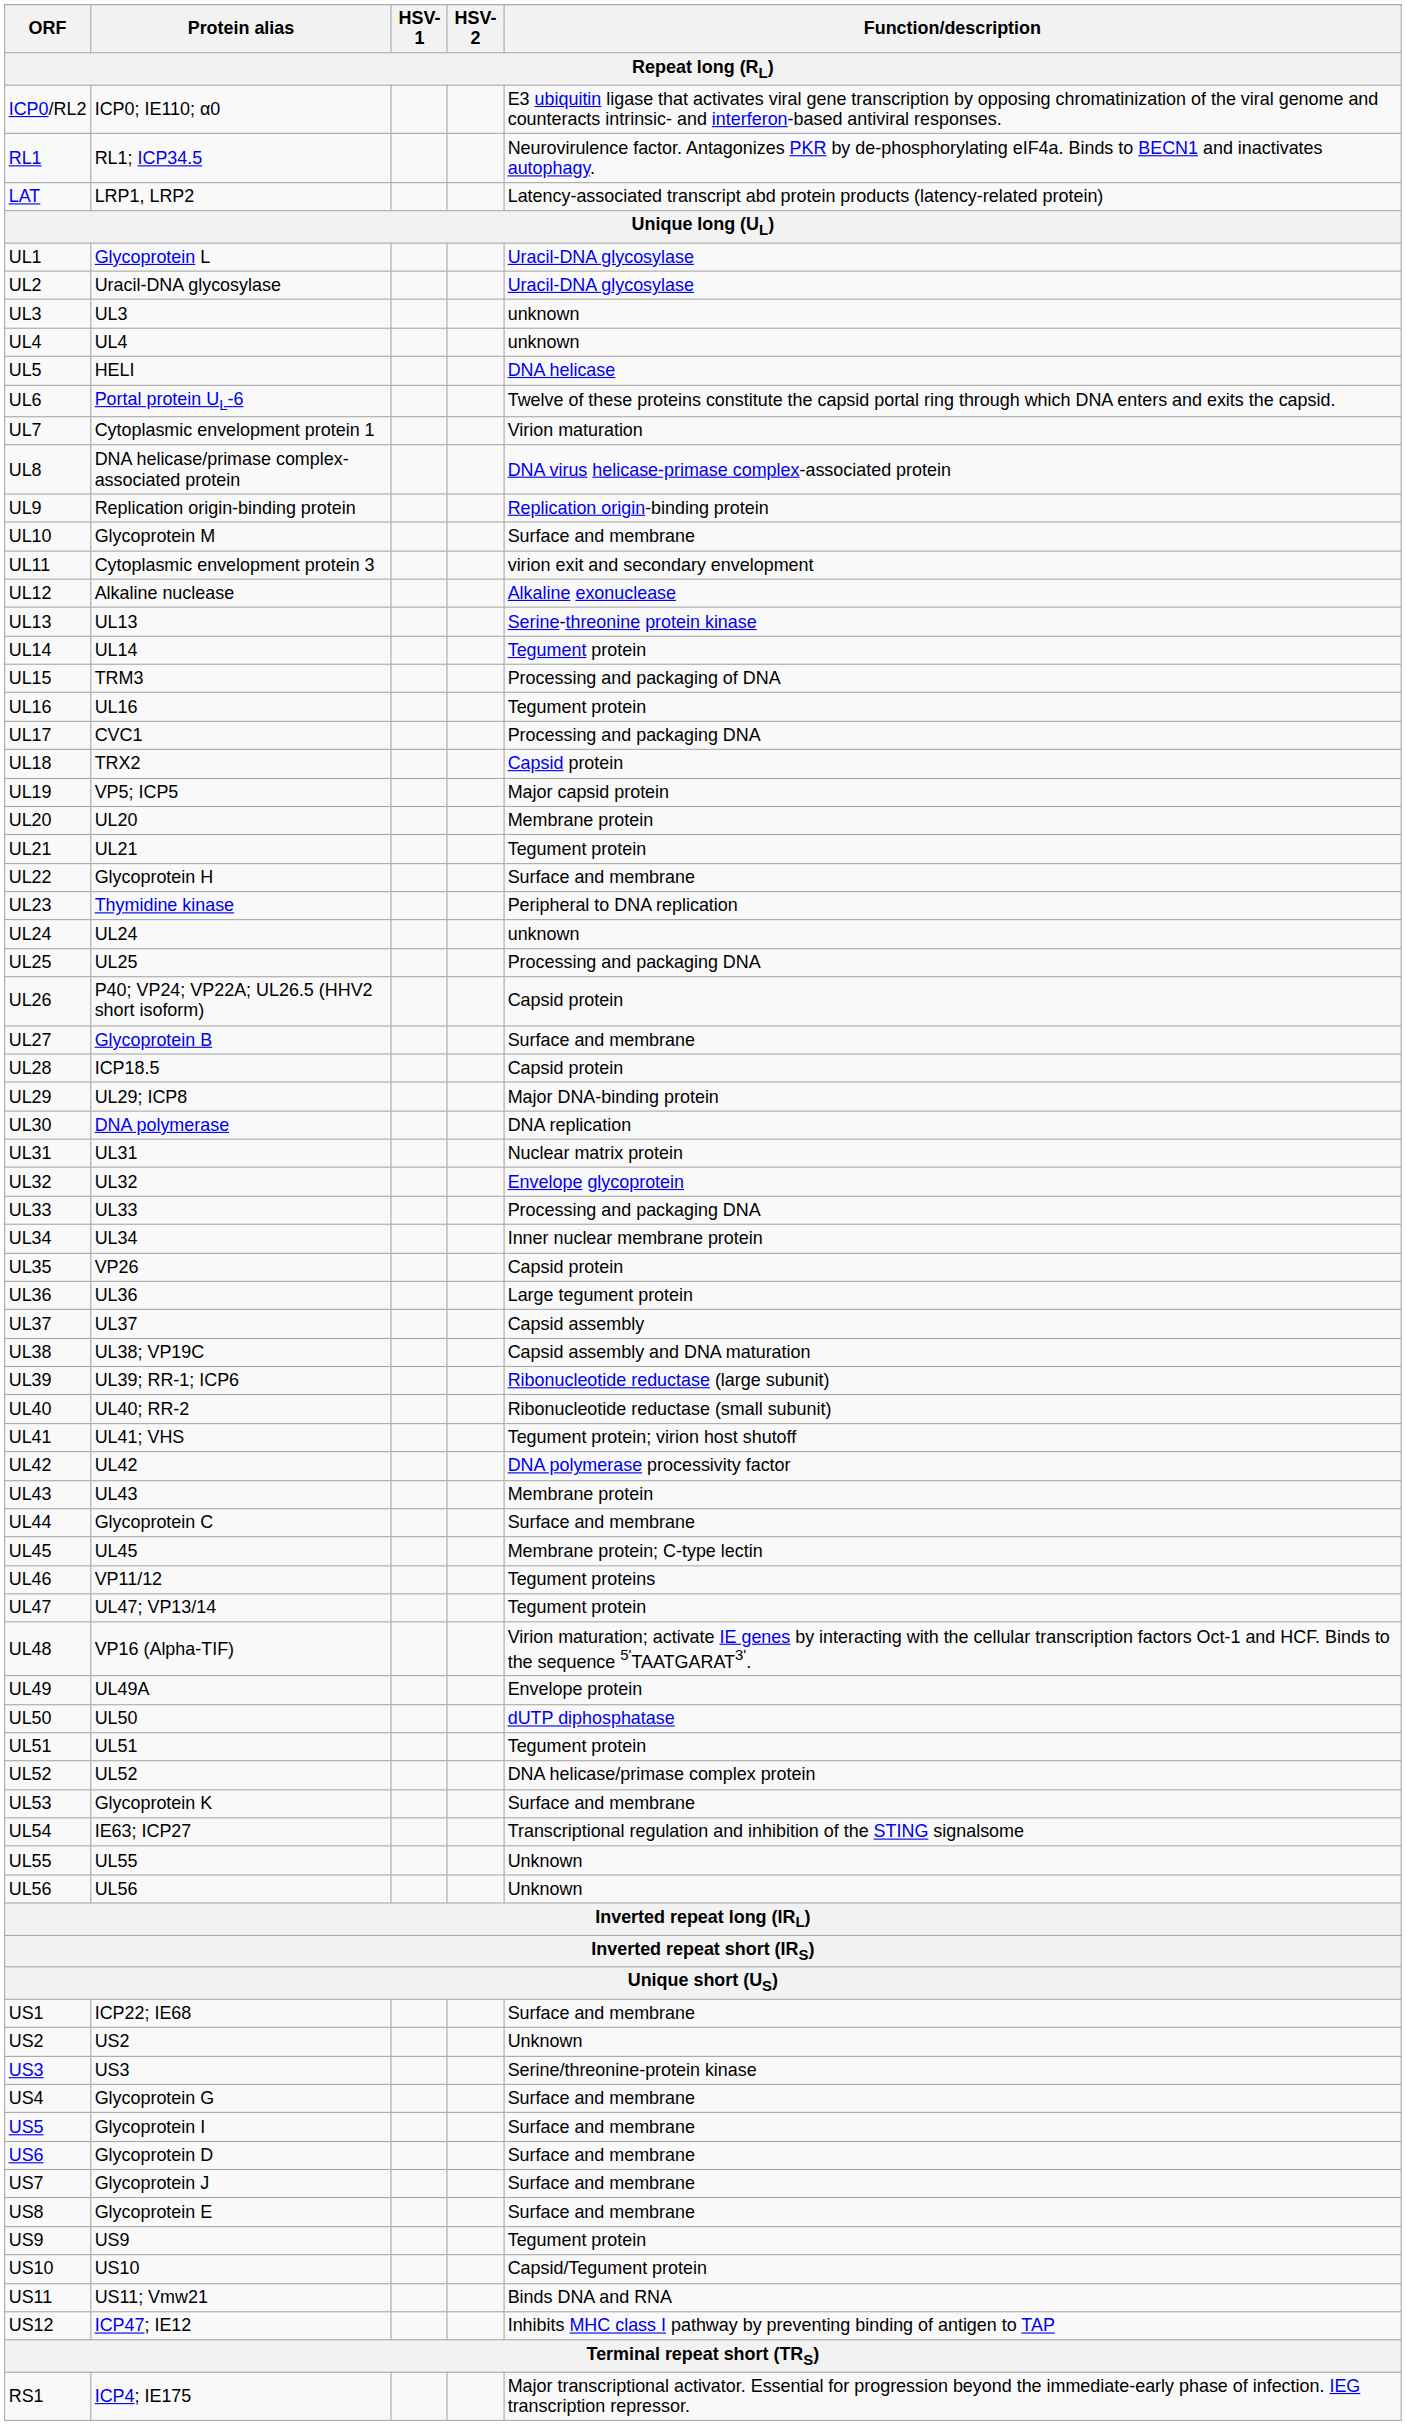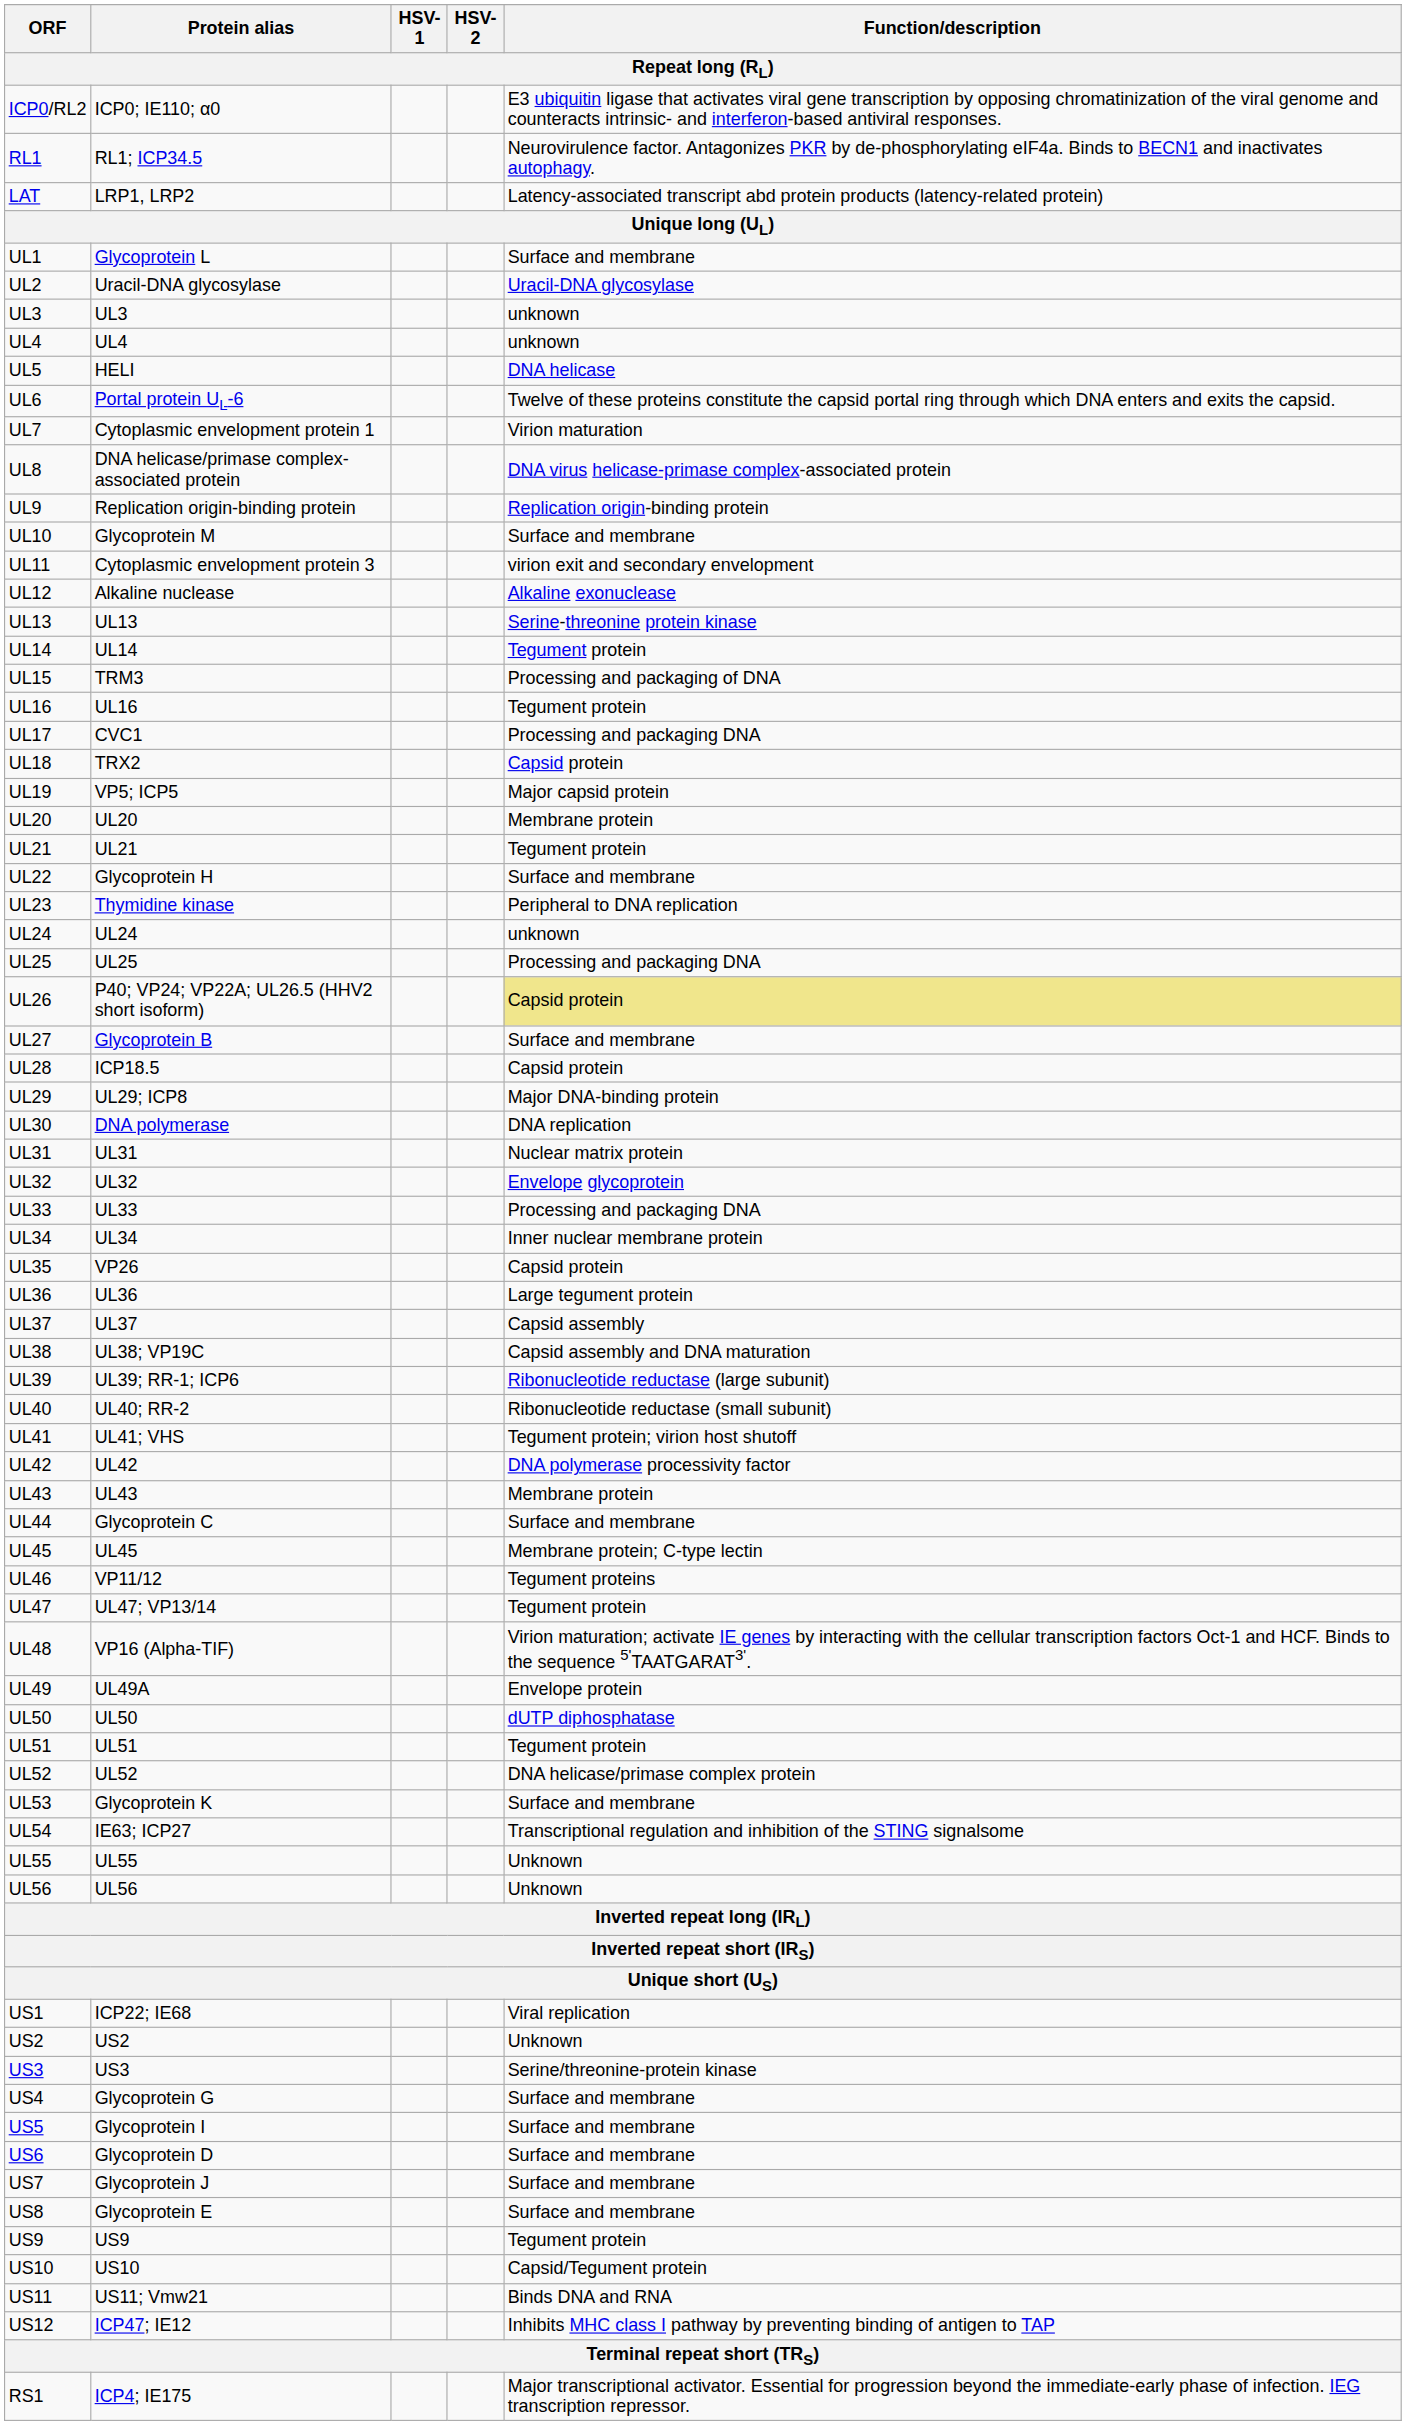(601, 256) Uracil-DNA glycosylase -> (601, 256) Surface and membrane
(565, 1001) no background -> (565, 1001) khaki background
(601, 2013) Surface and membrane -> (569, 2013) Viral replication
